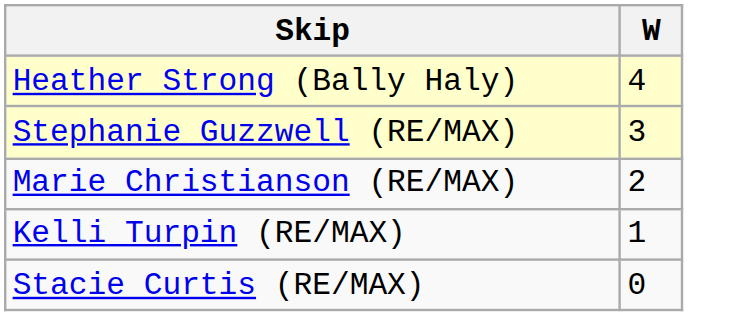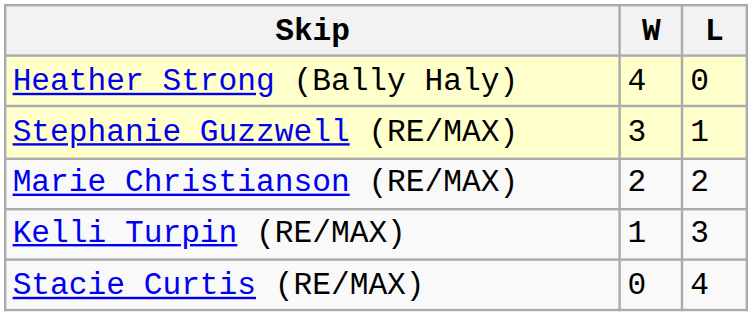+ column: (714, 31)
